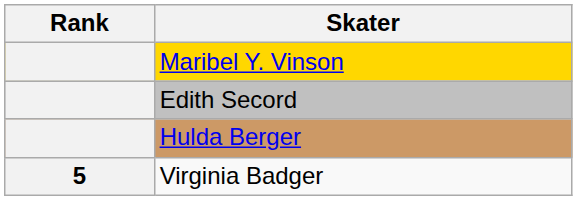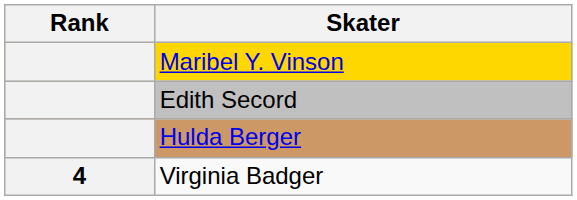(79, 175) 5 -> (79, 175) 4
